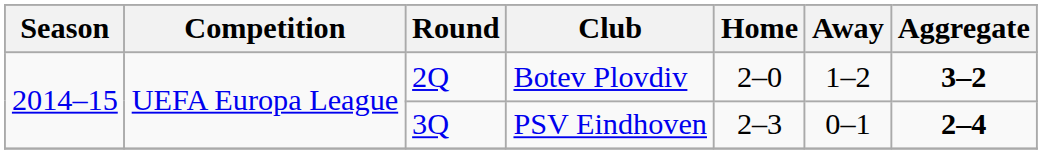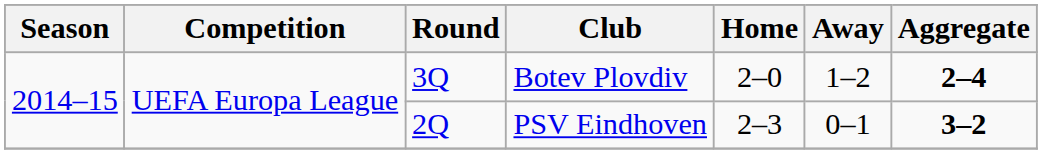(431, 76) 2Q -> (431, 76) 3Q
(964, 76) 3–2 -> (964, 76) 2–4
(431, 124) 3Q -> (431, 124) 2Q
(964, 124) 2–4 -> (964, 124) 3–2
